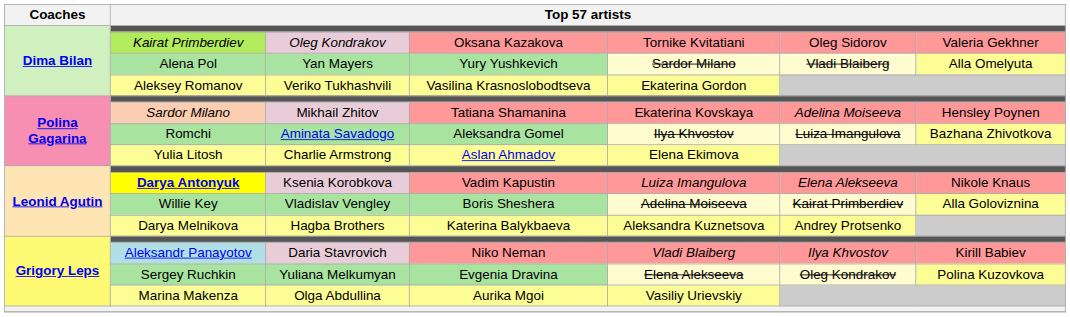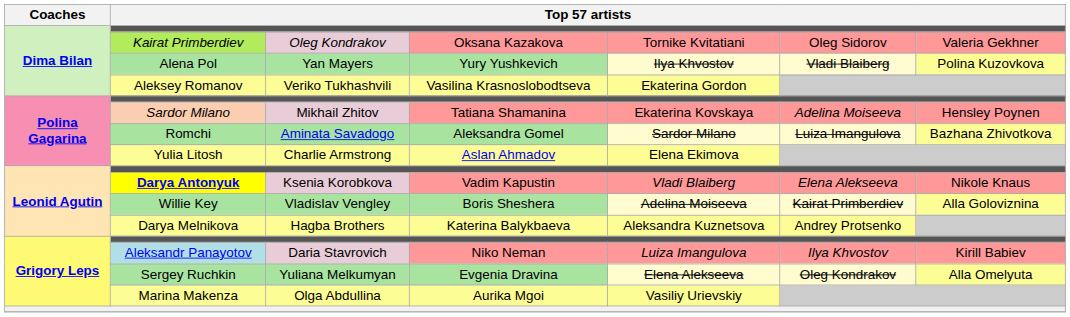(694, 63) Sardor Milano -> (694, 63) Ilya Khvostov
(991, 63) Alla Omelyuta -> (991, 63) Polina Kuzovkova
(694, 134) Ilya Khvostov -> (694, 134) Sardor Milano
(694, 182) Luiza Imangulova -> (694, 182) Vladi Blaiberg
(694, 253) Vladi Blaiberg -> (694, 253) Luiza Imangulova
(991, 274) Polina Kuzovkova -> (991, 274) Alla Omelyuta
